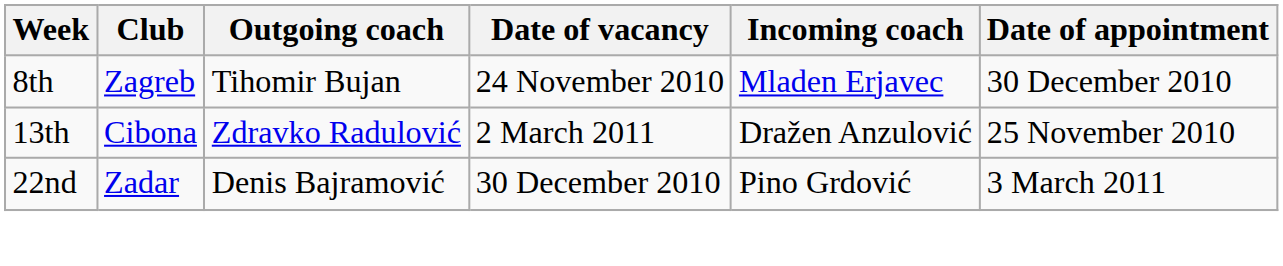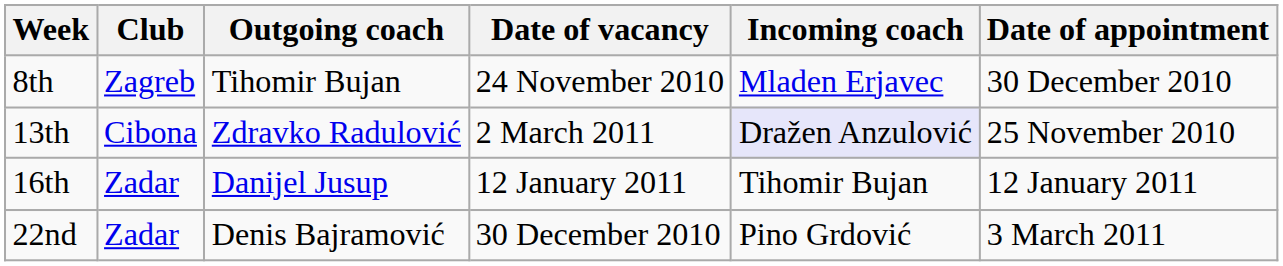(855, 132) no background -> (855, 132) lavender background
+ row: (41, 183)
